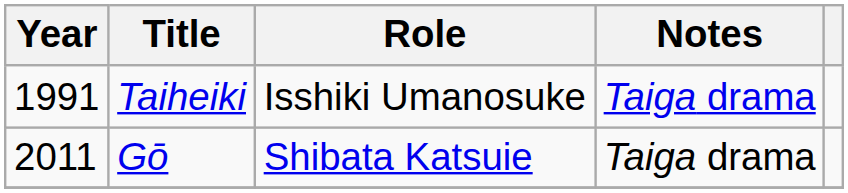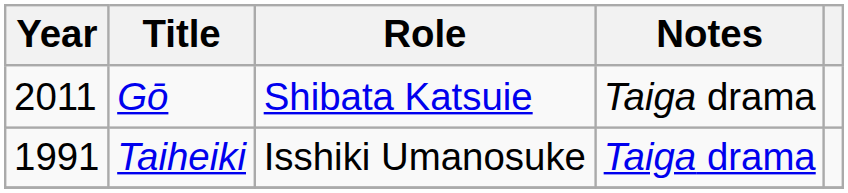rows swapped: (182, 95) <-> (143, 156)
